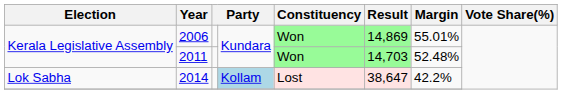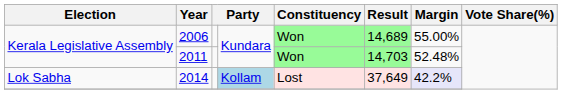(388, 36) 14,869 -> (388, 36) 14,689
(437, 36) 55.01% -> (437, 36) 55.00%
(388, 78) 38,647 -> (388, 78) 37,649
(433, 78) no background -> (433, 78) lavender background
